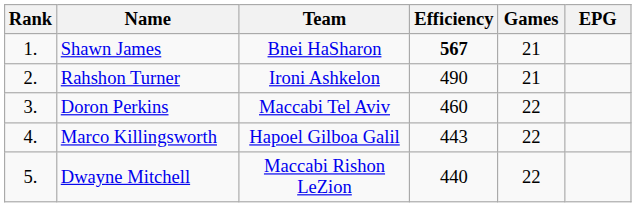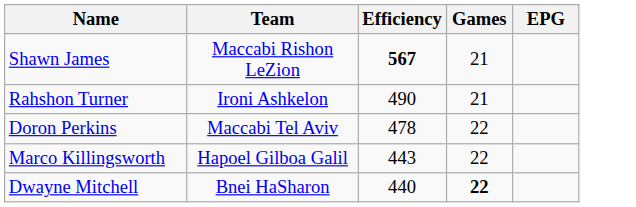- column: (31, 19)
(324, 48) Bnei HaSharon -> (273, 59) Maccabi Rishon LeZion
(454, 107) 460 -> (402, 128) 478
(324, 176) Maccabi Rishon LeZion -> (273, 187) Bnei HaSharon
(531, 176) normal -> (479, 187) bold
